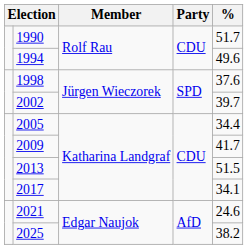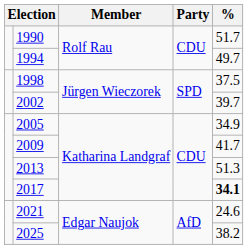(228, 59) 49.6 -> (228, 59) 49.7
(228, 80) 37.6 -> (228, 80) 37.5
(228, 124) 34.4 -> (228, 124) 34.9
(228, 168) 51.5 -> (228, 168) 51.3
(228, 189) normal -> (228, 189) bold
